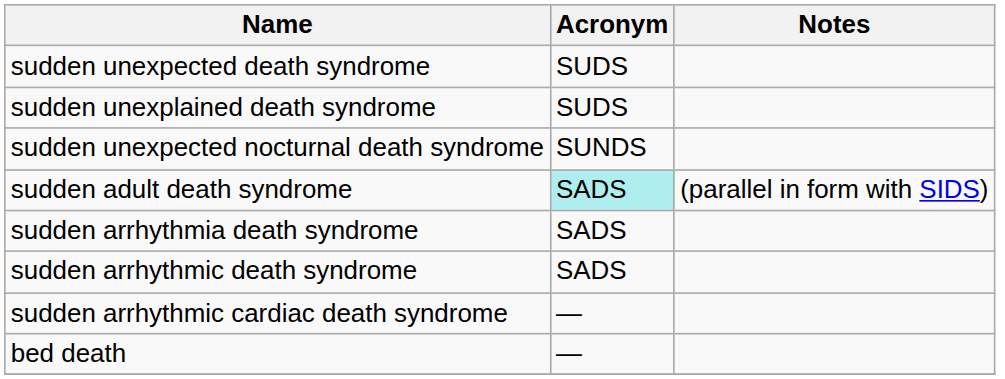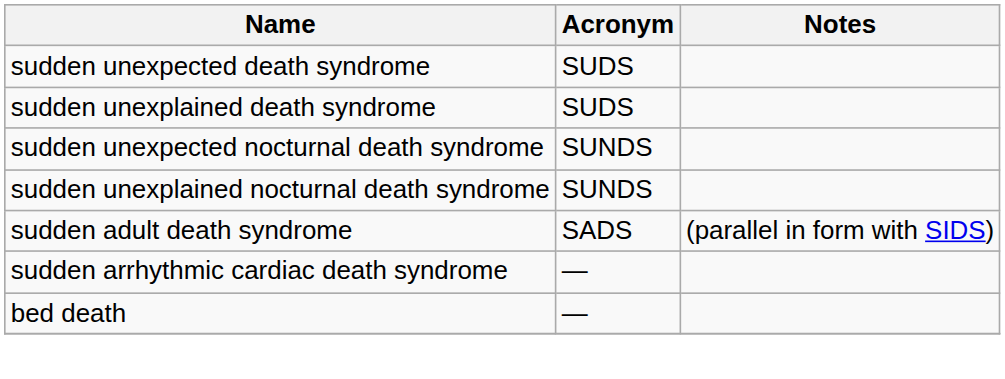+ row: (280, 189)
(591, 189) paleturquoise background -> (597, 230) no background
- row: (215, 230)
- row: (214, 271)
